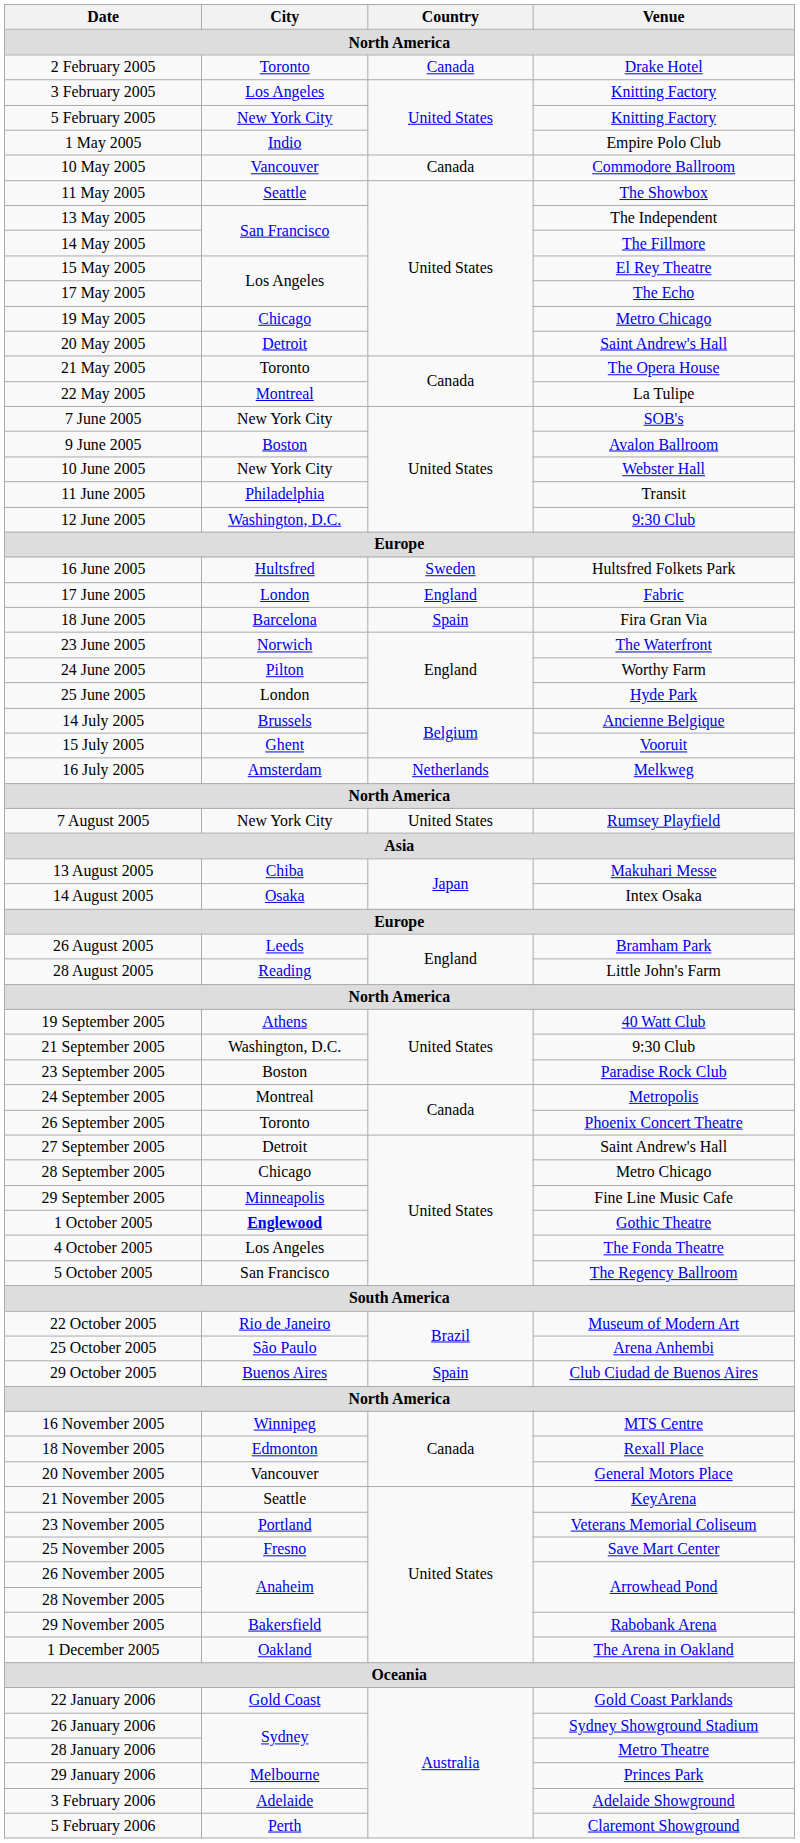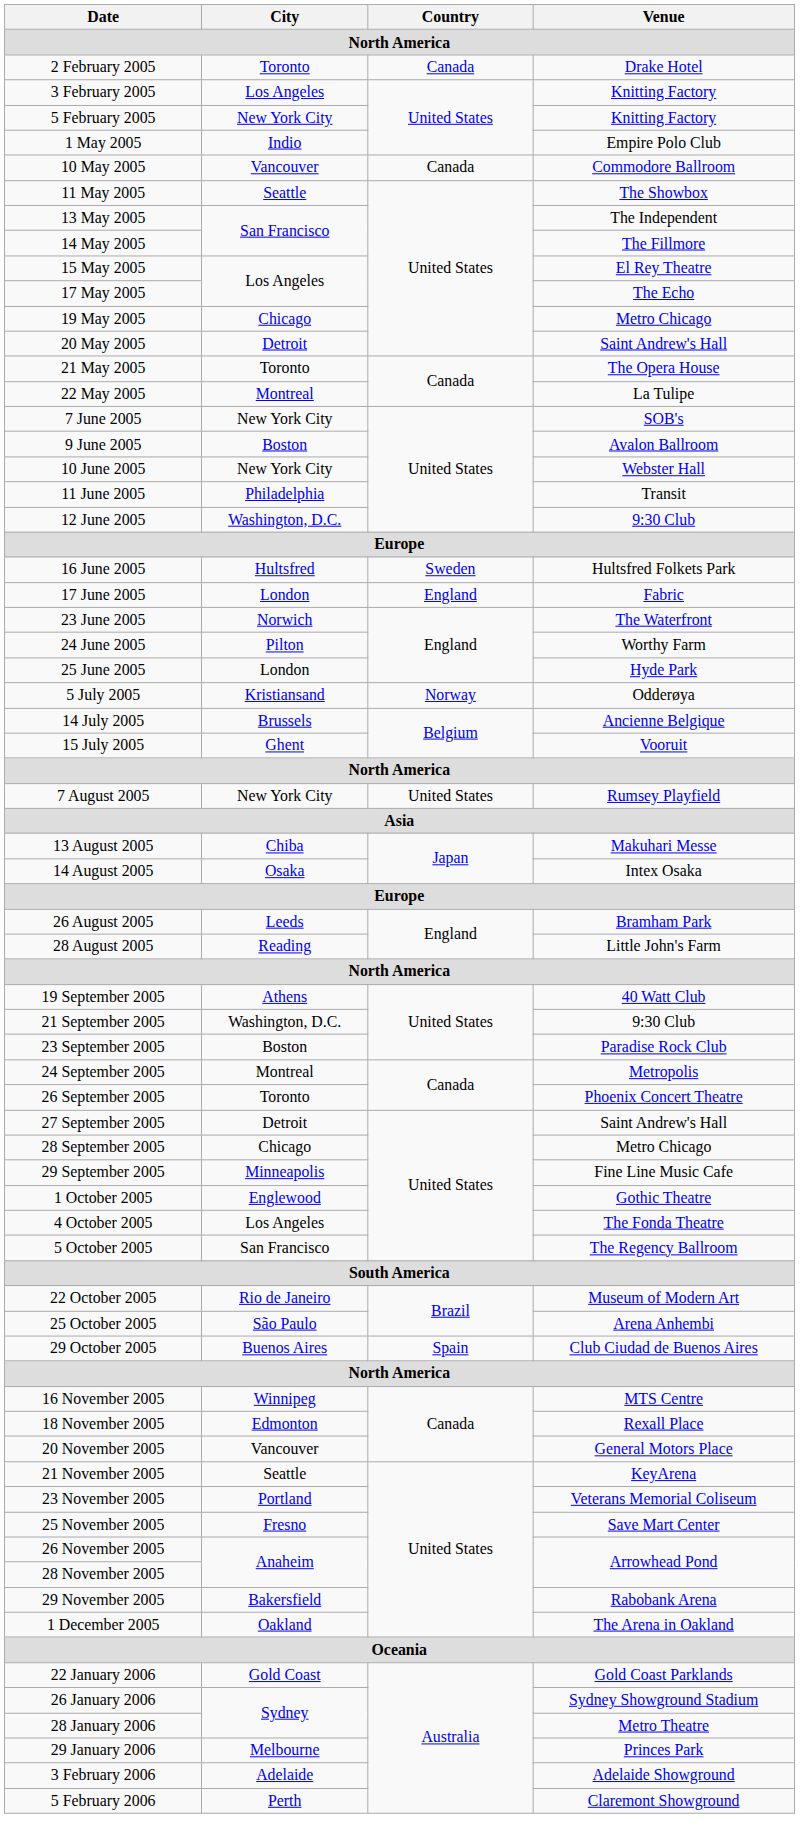- row: (103, 619)
+ row: (103, 695)
- row: (103, 770)
(285, 1222) bold -> (285, 1197) normal
